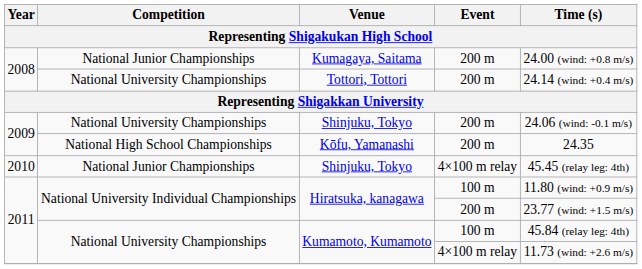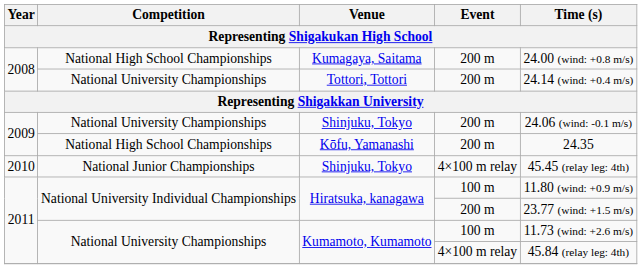(169, 58) National Junior Championships -> (169, 58) National High School Championships
(578, 230) 45.84 (relay leg: 4th) -> (578, 230) 11.73 (wind: +2.6 m/s)
(578, 252) 11.73 (wind: +2.6 m/s) -> (578, 252) 45.84 (relay leg: 4th)
